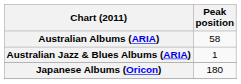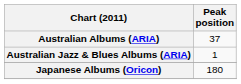(215, 39) 58 -> (215, 39) 37
